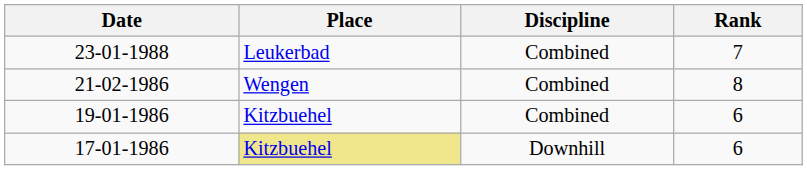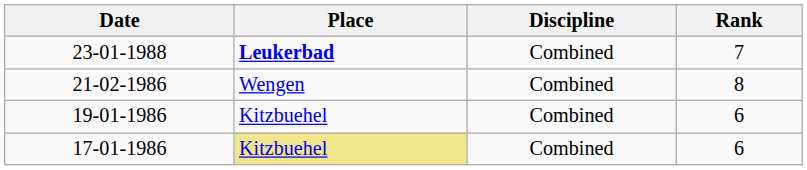(286, 52) normal -> (287, 52) bold
(567, 148) Downhill -> (572, 148) Combined
